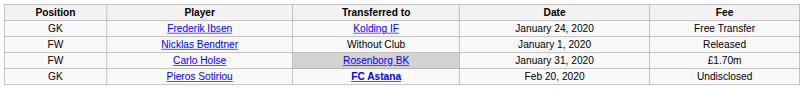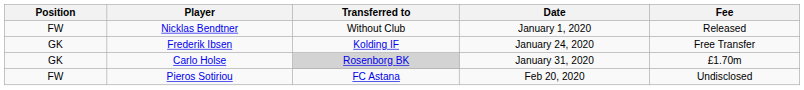rows swapped: (200, 45) <-> (200, 29)
(55, 61) FW -> (55, 61) GK
(55, 77) GK -> (55, 77) FW
(376, 77) bold -> (376, 77) normal
